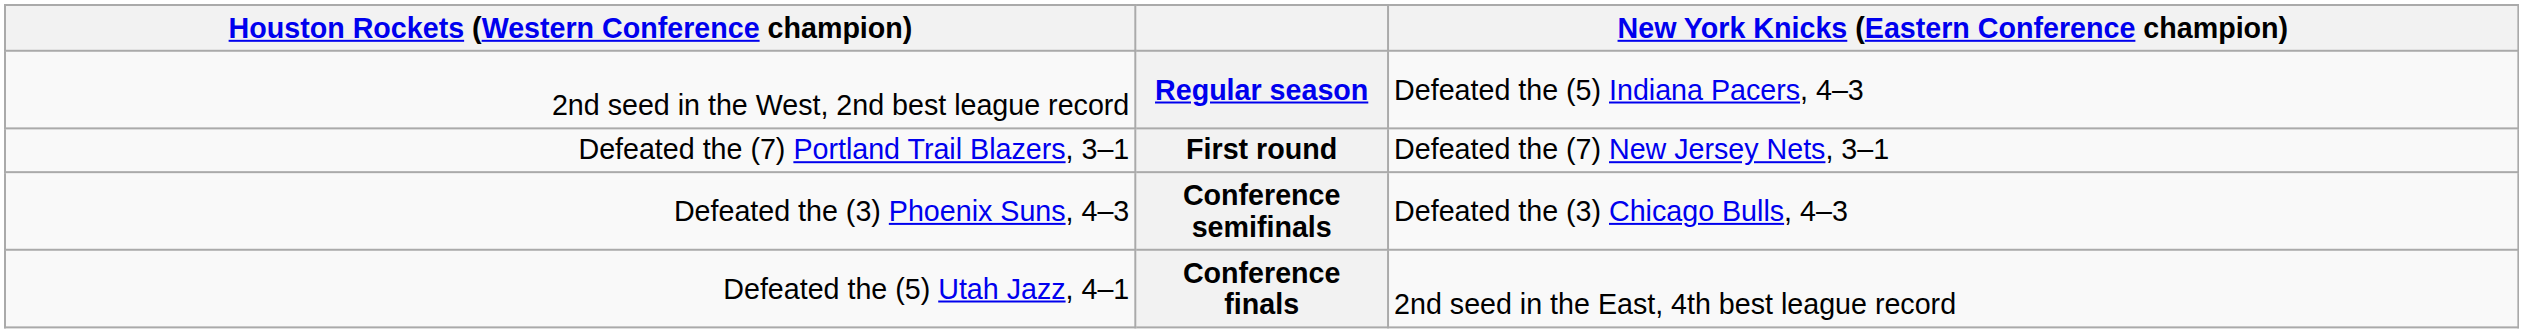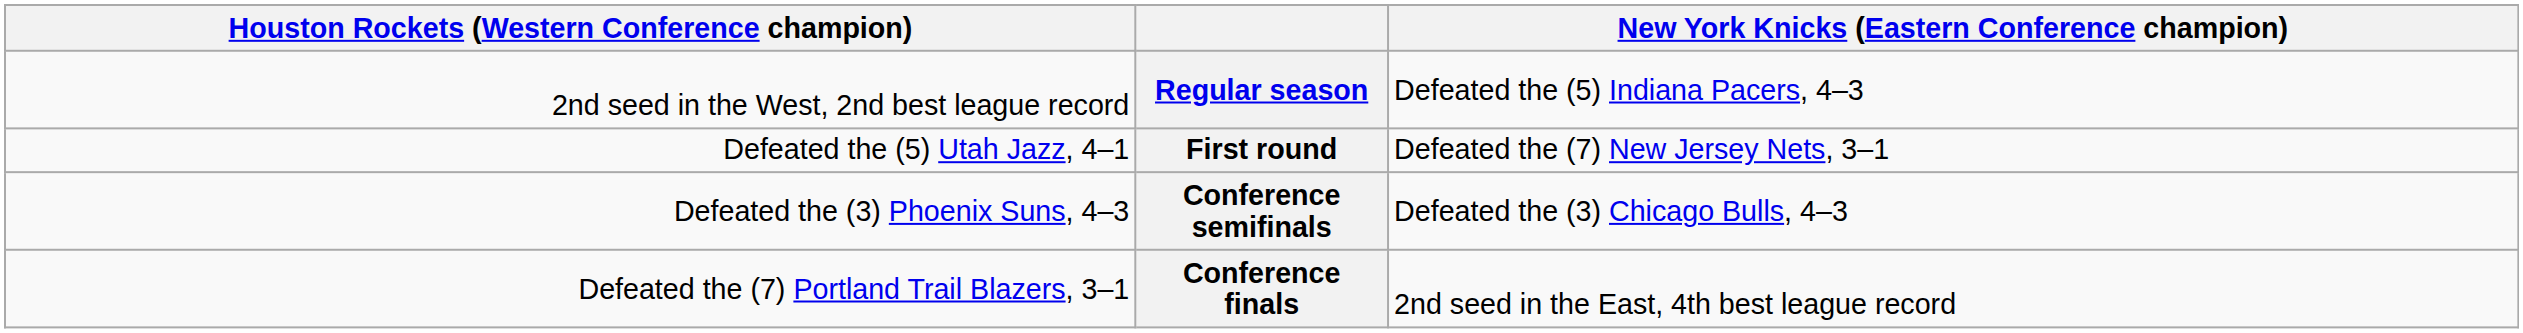(854, 150) Defeated the (7) Portland Trail Blazers, 3–1 -> (926, 150) Defeated the (5) Utah Jazz, 4–1
(926, 289) Defeated the (5) Utah Jazz, 4–1 -> (854, 289) Defeated the (7) Portland Trail Blazers, 3–1
